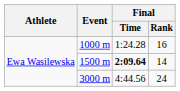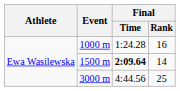(162, 78) 24 -> (162, 78) 25
